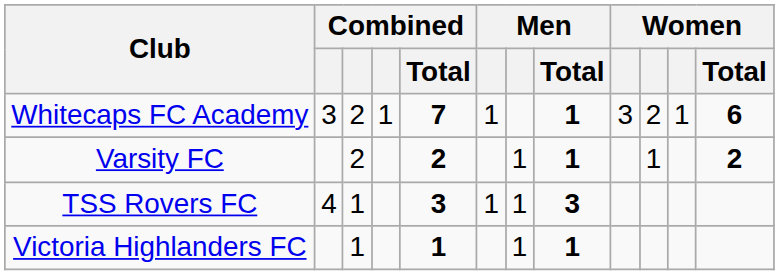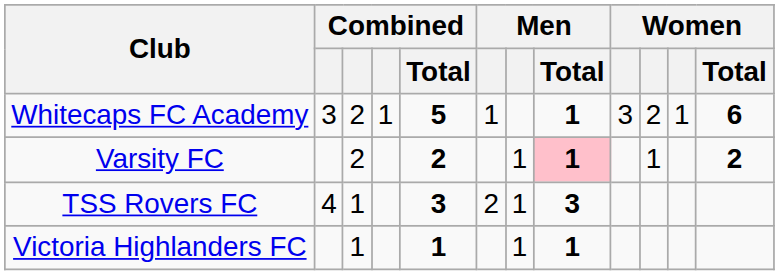(438, 114) 7 -> (438, 114) 5
(572, 159) no background -> (572, 159) pink background
(491, 203) 1 -> (491, 203) 2
